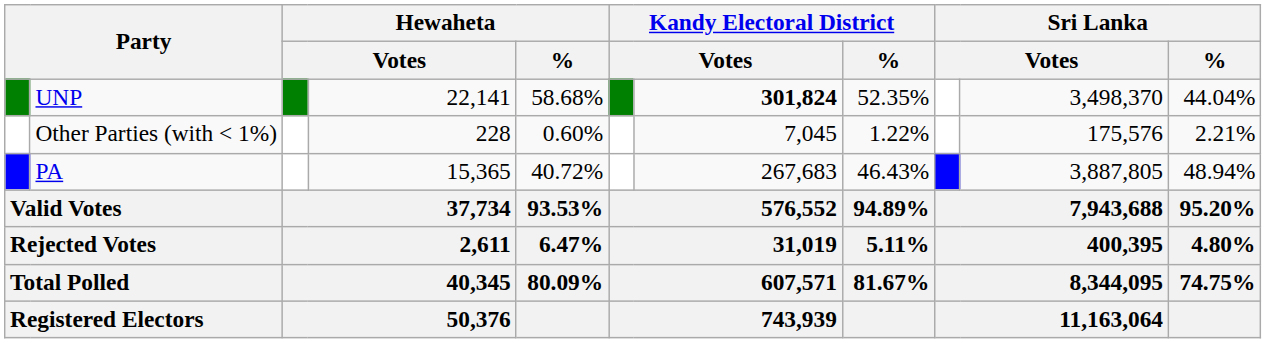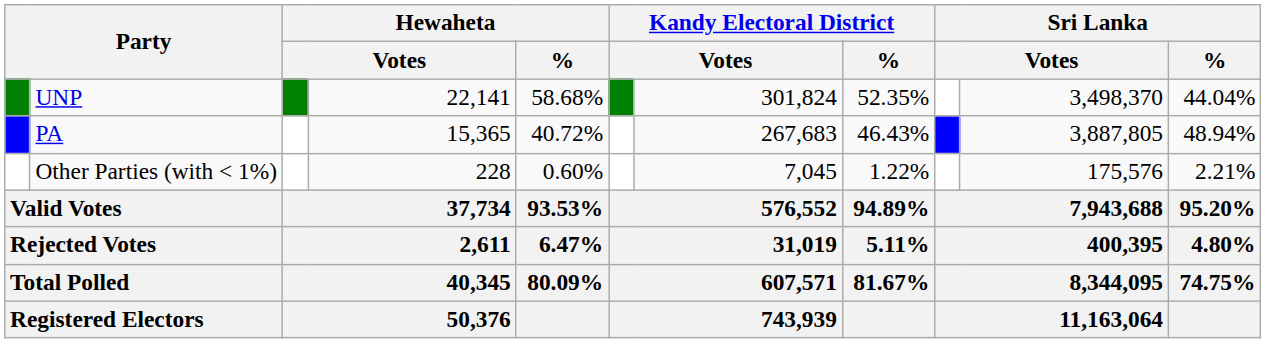(799, 97) bold -> (799, 97) normal
rows swapped: (49, 171) <-> (156, 134)
